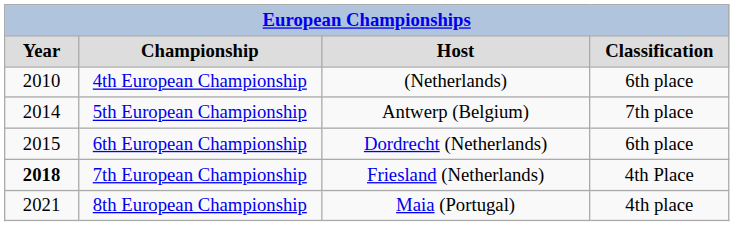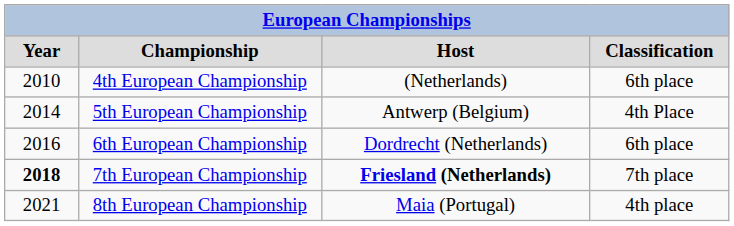(659, 112) 7th place -> (659, 112) 4th Place
(42, 143) 2015 -> (42, 143) 2016
(456, 174) normal -> (456, 174) bold
(659, 174) 4th Place -> (659, 174) 7th place
